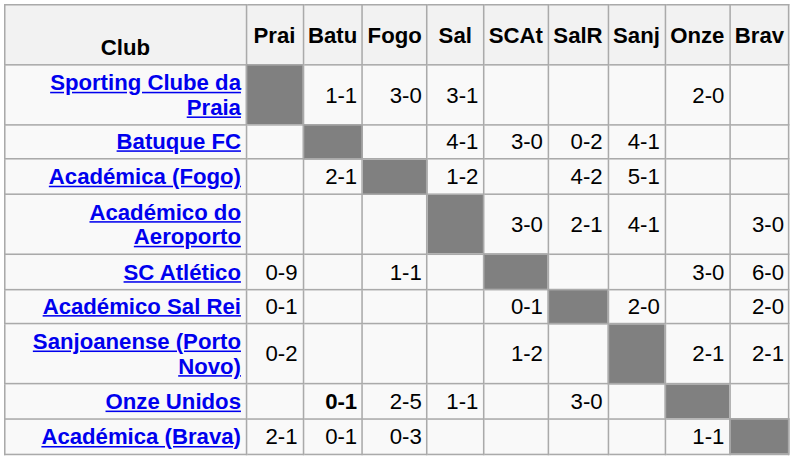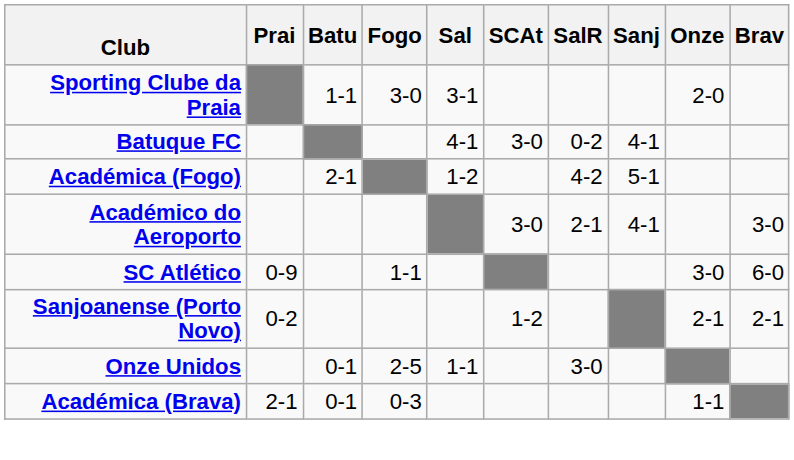- row: (142, 307)
(341, 402) bold -> (341, 366) normal
